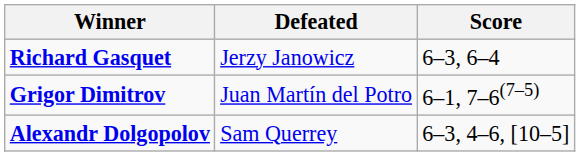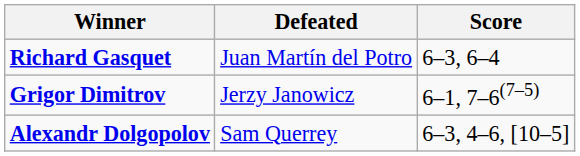(287, 57) Jerzy Janowicz -> (316, 57) Juan Martín del Potro
(316, 95) Juan Martín del Potro -> (287, 95) Jerzy Janowicz
